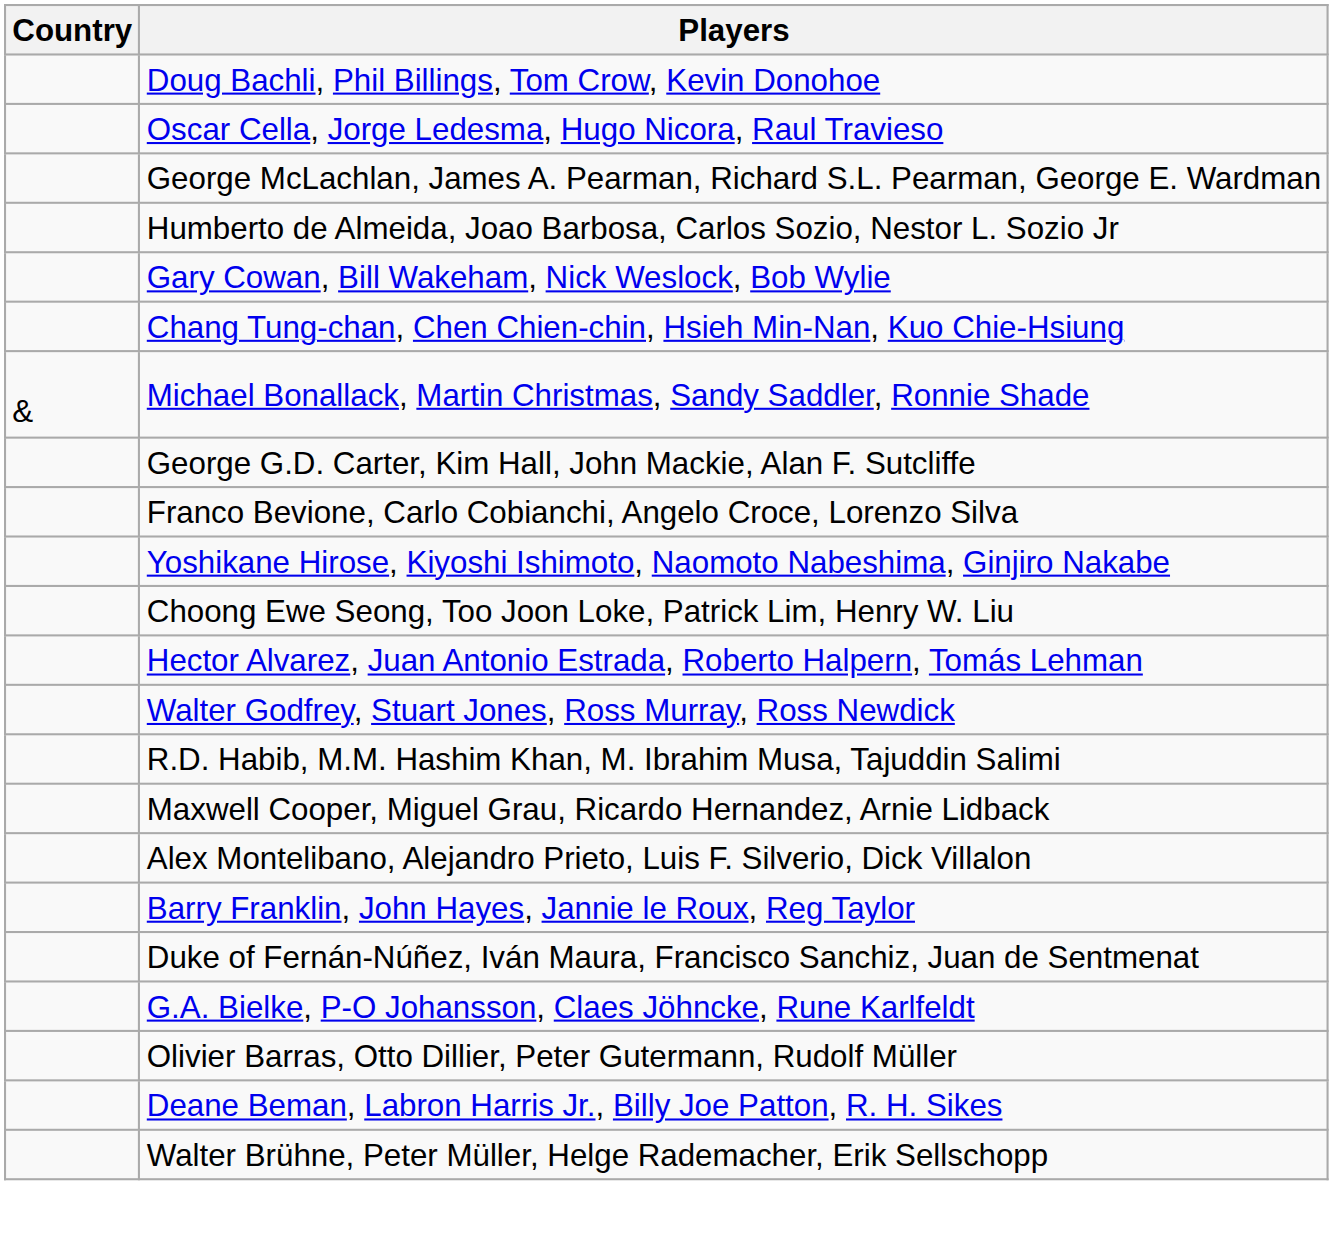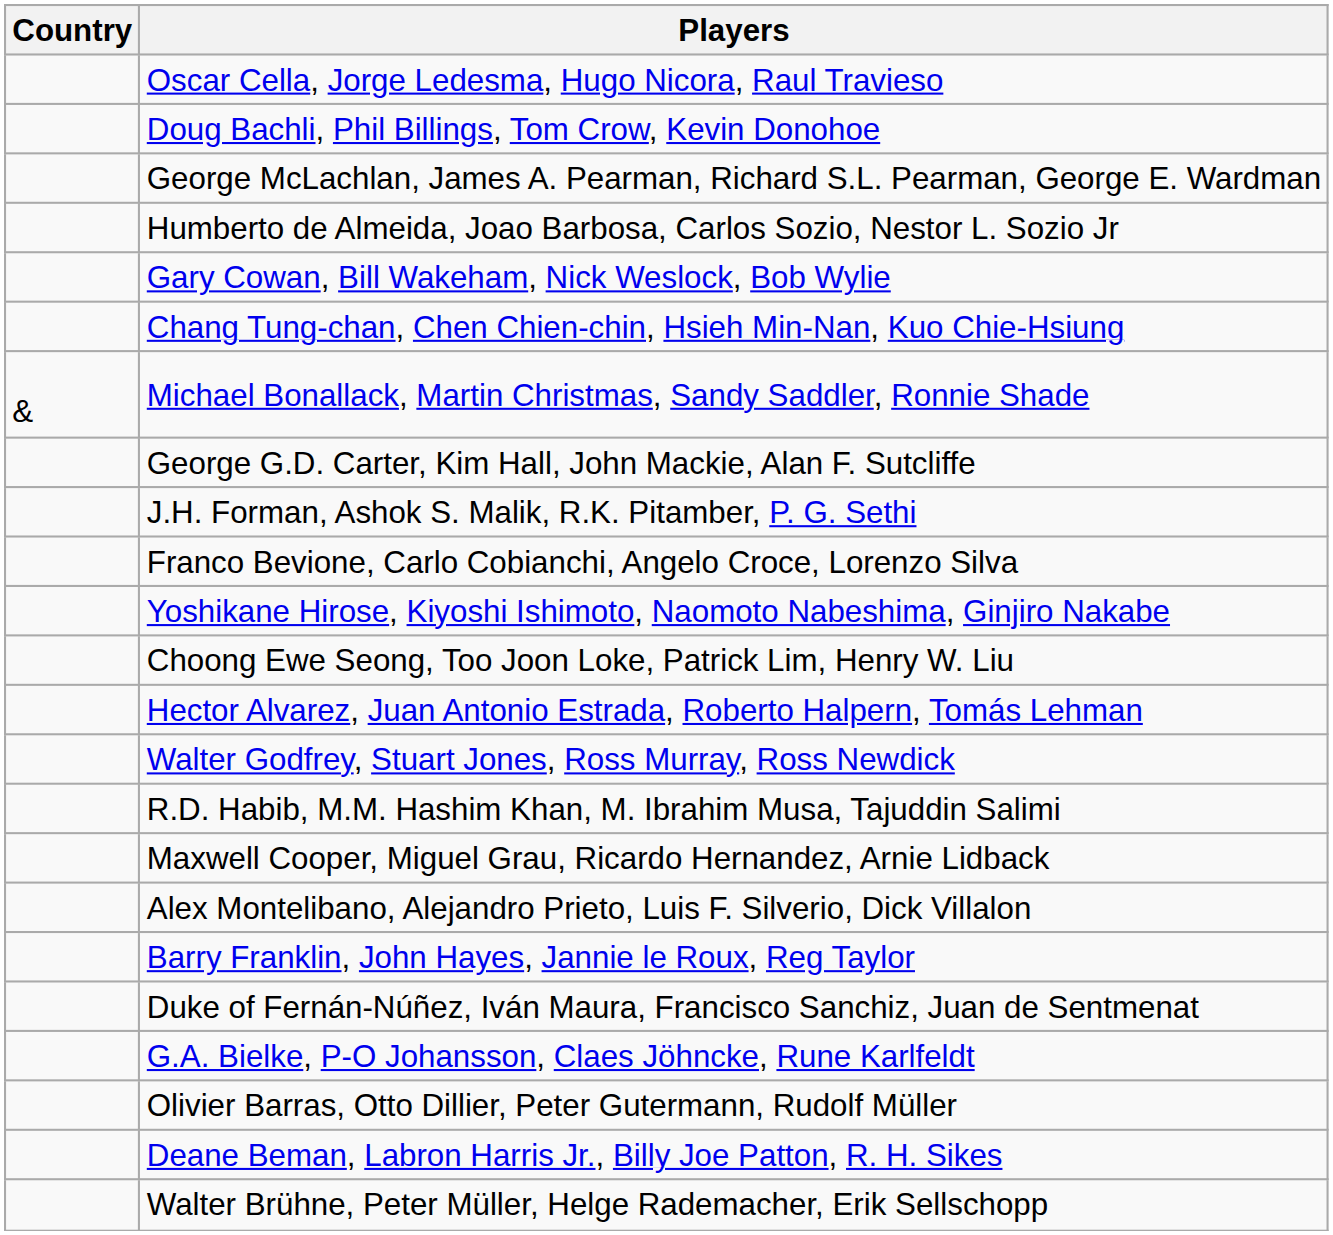rows swapped: (545, 129) <-> (513, 80)
+ row: (532, 511)
